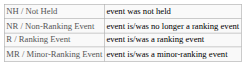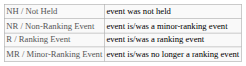(173, 26) event is/was no longer a ranking event -> (167, 26) event is/was a minor-ranking event
(167, 54) event is/was a minor-ranking event -> (173, 54) event is/was no longer a ranking event
